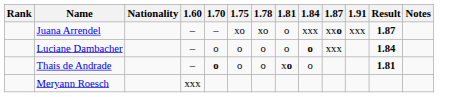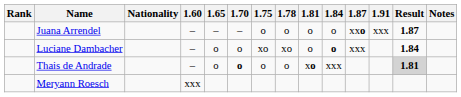+ column: (216, 13)
(240, 31) xo -> (263, 31) o
(263, 31) xo -> (287, 31) o
(310, 31) xxx -> (334, 31) o
(240, 48) o -> (263, 48) xo
(263, 48) o -> (287, 48) xo
(310, 66) o -> (334, 66) xxx
(386, 66) no background -> (410, 66) lightgrey background
